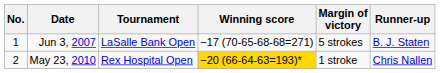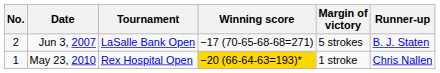(16, 43) 1 -> (16, 43) 2
(16, 60) 2 -> (16, 60) 1
